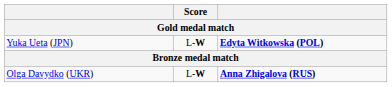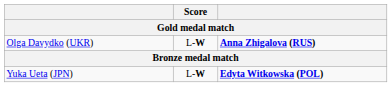rows swapped: (50, 74) <-> (40, 43)
